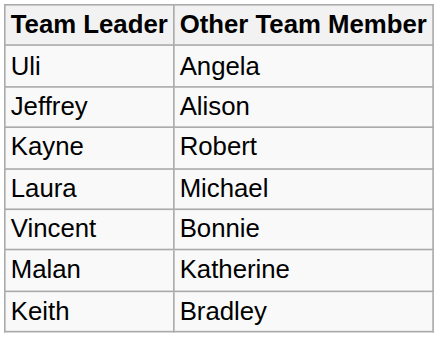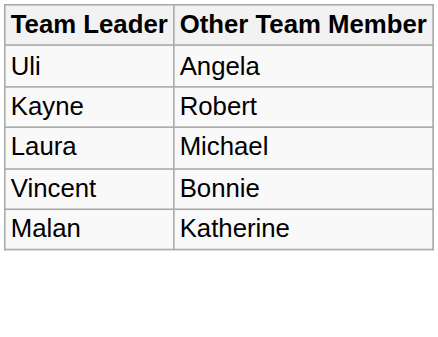- row: (49, 106)
- row: (40, 310)
